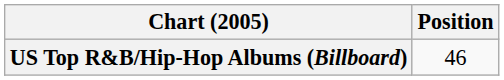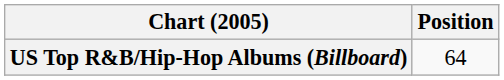(456, 57) 46 -> (456, 57) 64
